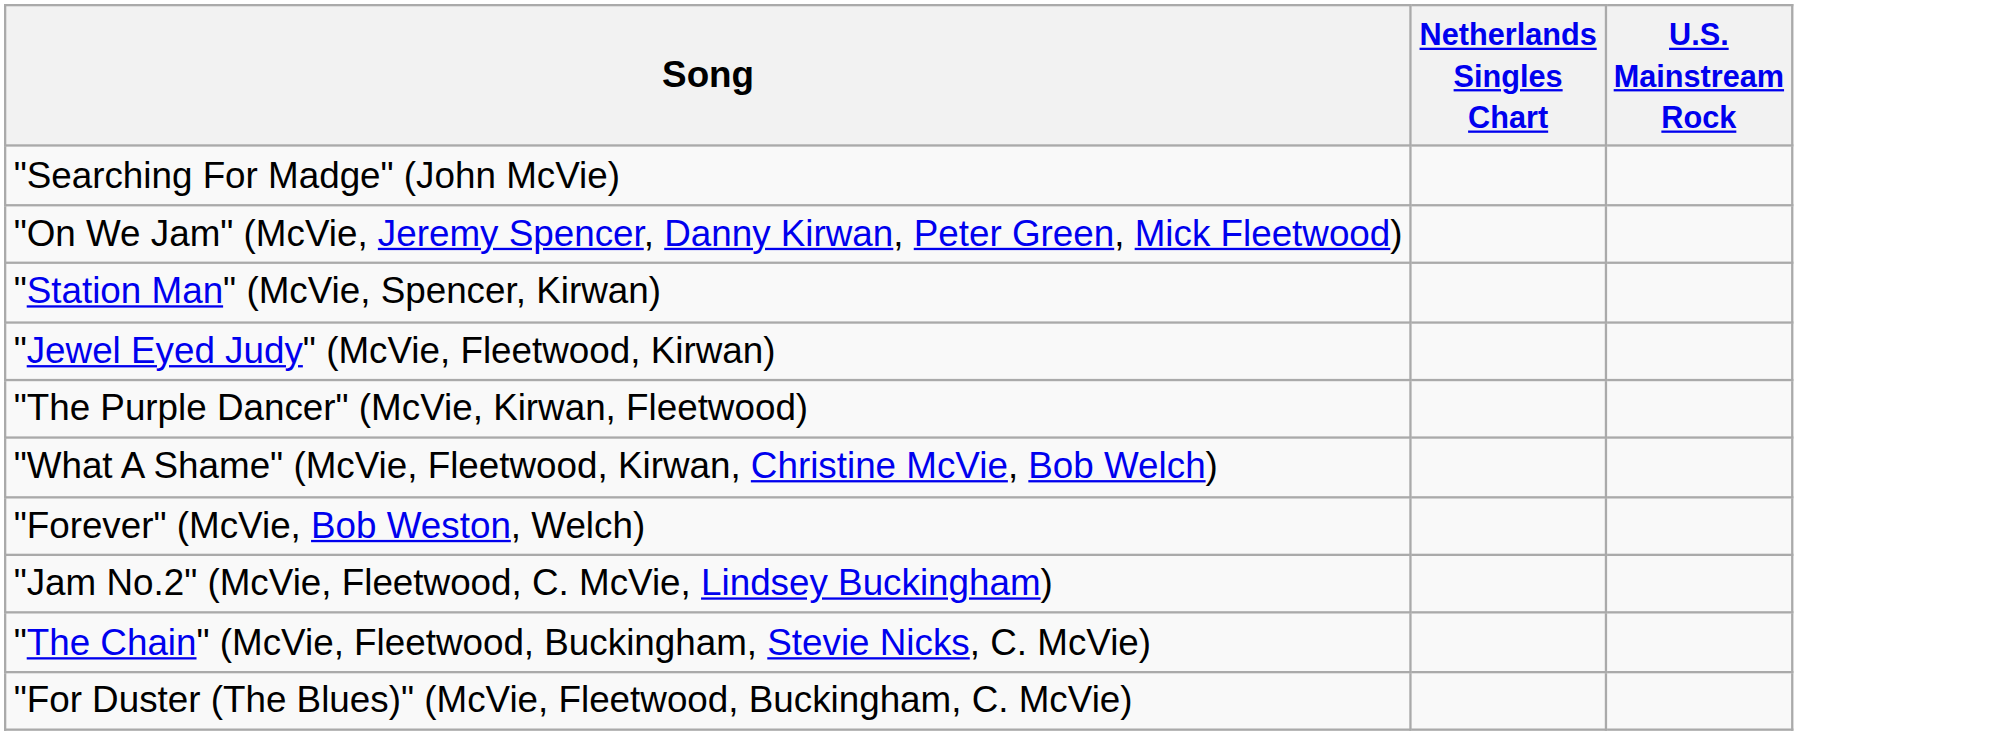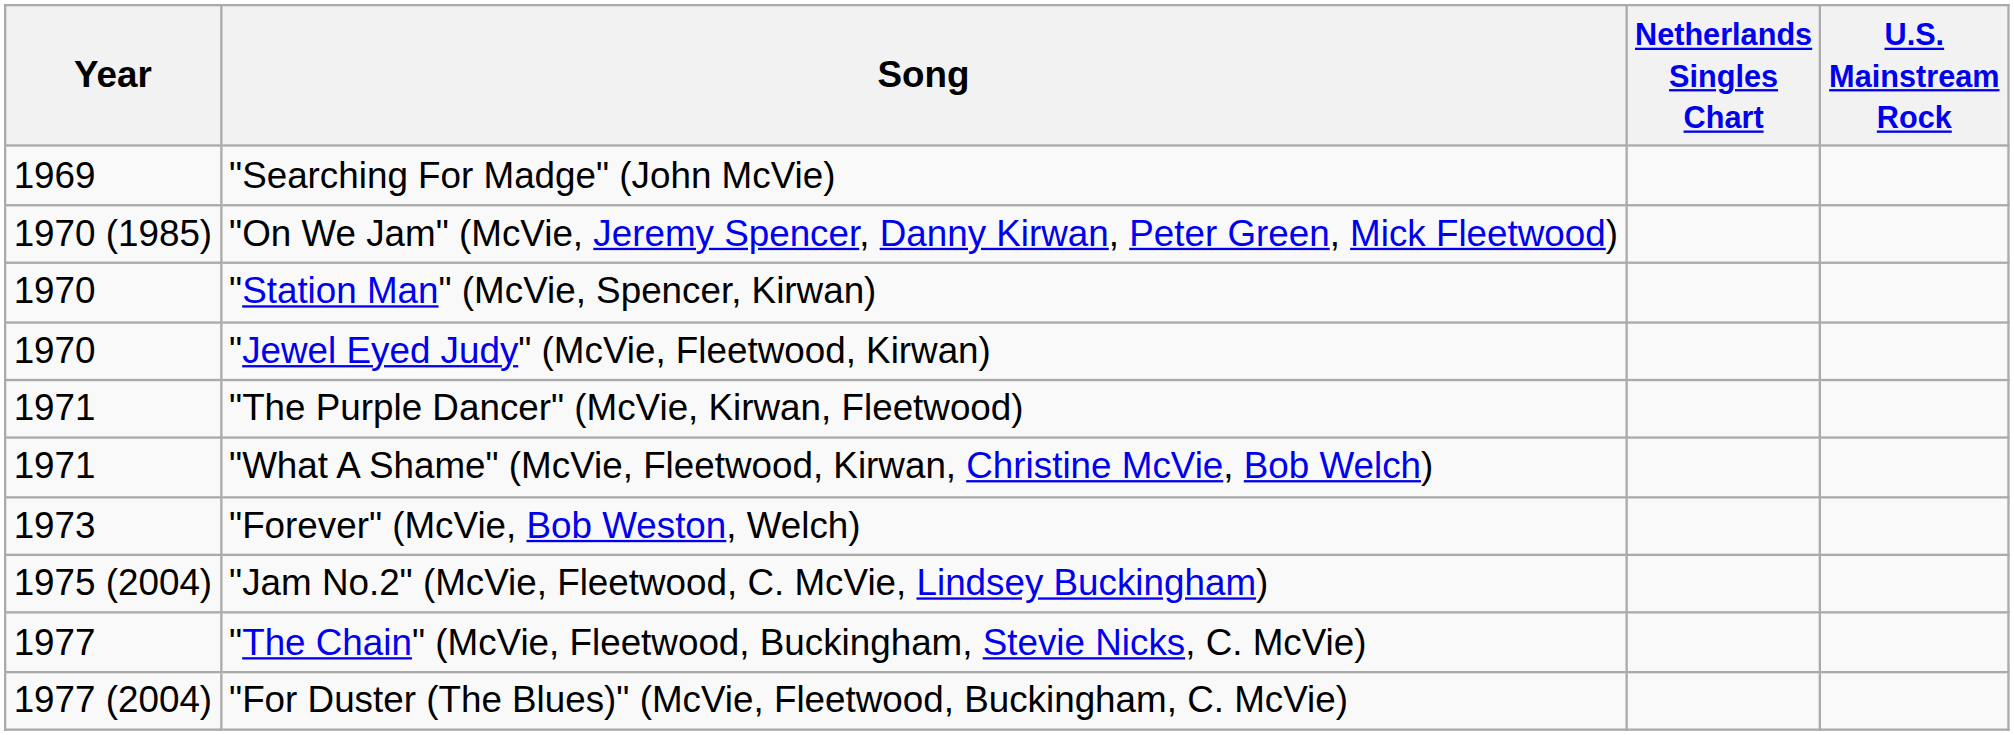+ column: (113, 75)
